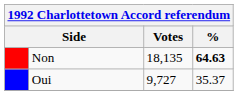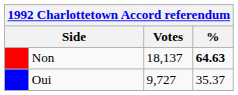(165, 58) 18,135 -> (165, 58) 18,137
